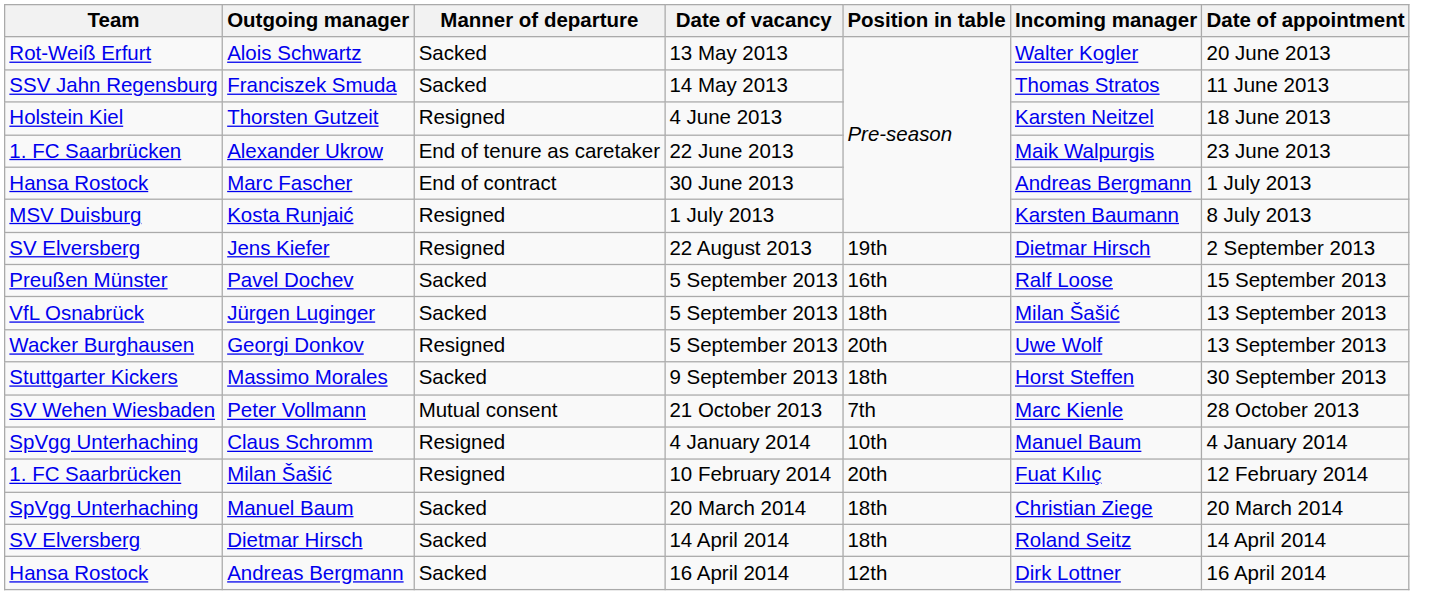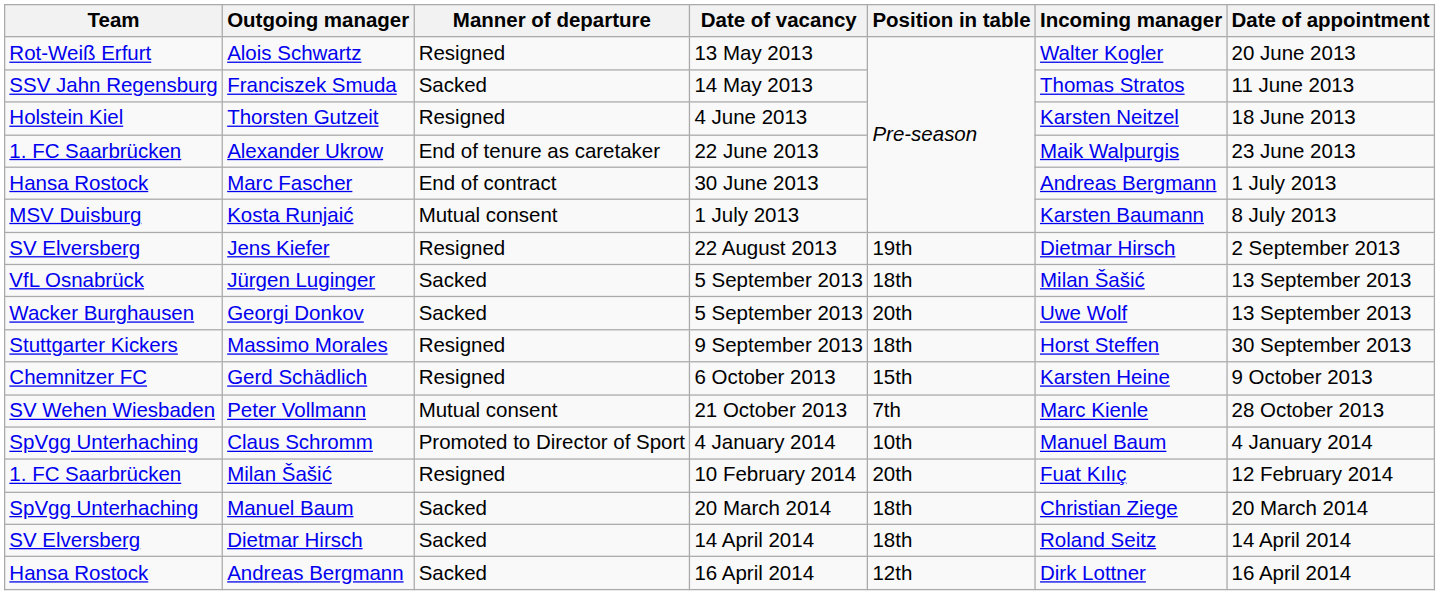(453, 53) Sacked -> (462, 53) Resigned
(462, 215) Resigned -> (488, 215) Mutual consent
- row: (290, 280)
(462, 345) Resigned -> (453, 313) Sacked
(453, 378) Sacked -> (462, 345) Resigned
+ row: (297, 378)
(462, 442) Resigned -> (552, 442) Promoted to Director of Sport
